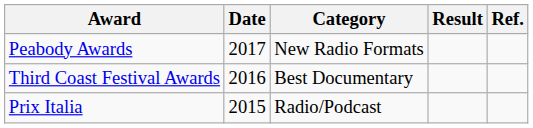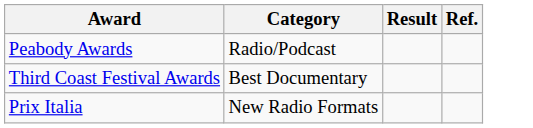- column: (247, 19)
(349, 48) New Radio Formats -> (282, 48) Radio/Podcast
(328, 107) Radio/Podcast -> (303, 107) New Radio Formats
